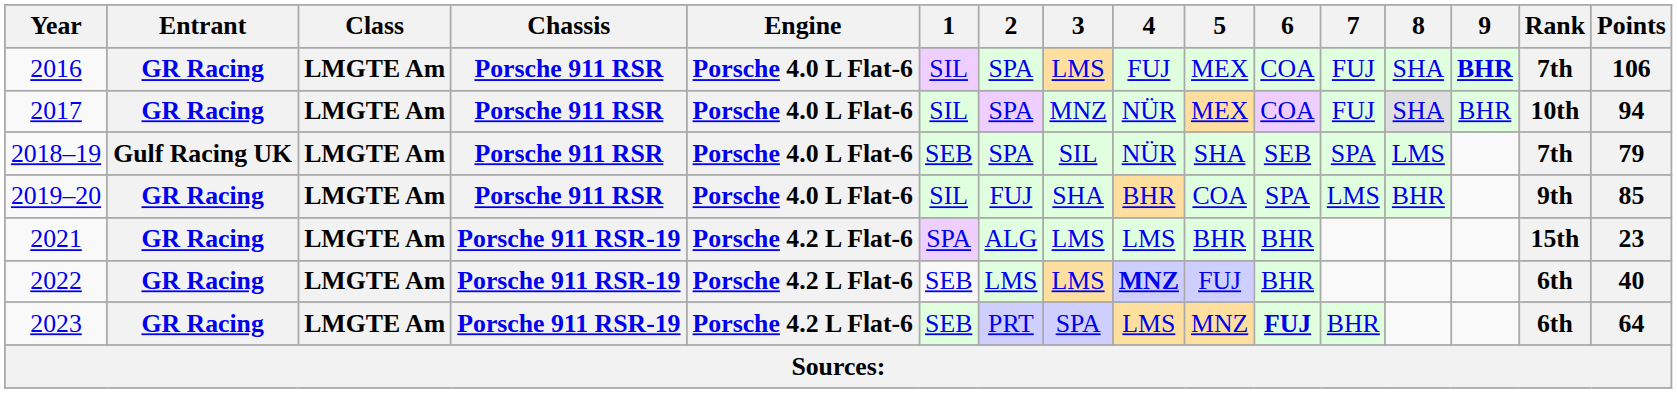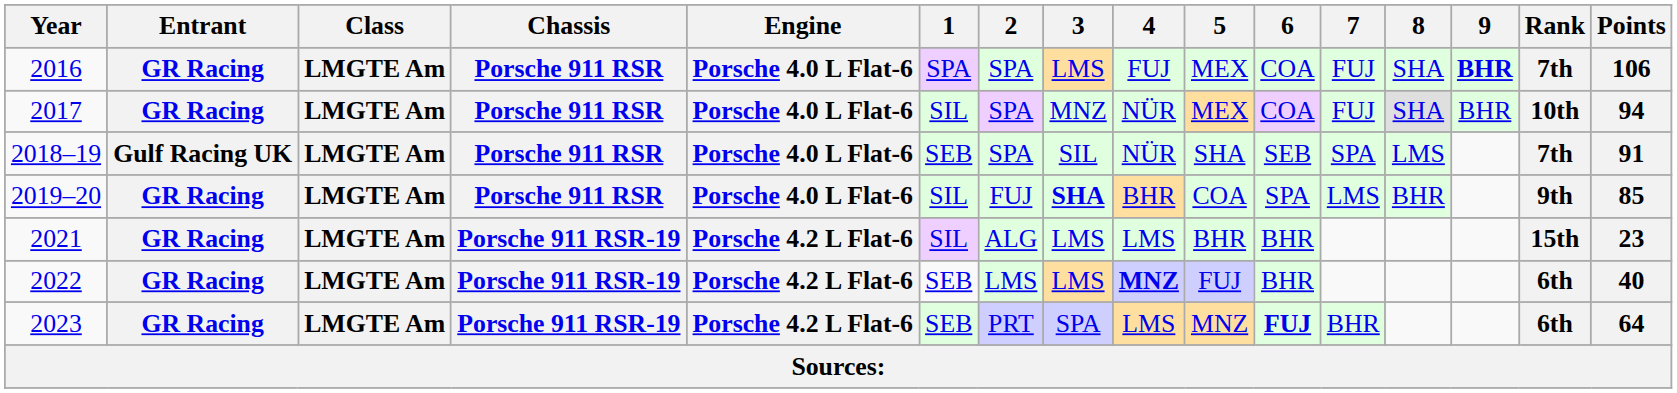(949, 68) SIL -> (949, 68) SPA
(1631, 153) 79 -> (1631, 153) 91
(1078, 196) normal -> (1078, 196) bold
(949, 238) SPA -> (949, 238) SIL
